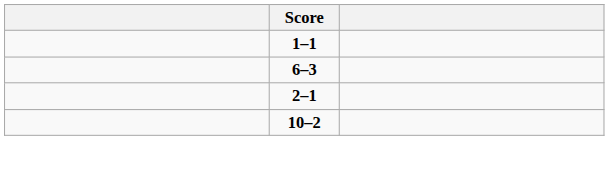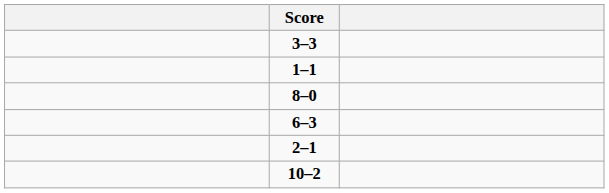+ row: (304, 43)
+ row: (304, 95)
